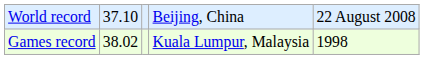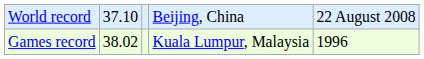(332, 41) 1998 -> (332, 41) 1996
